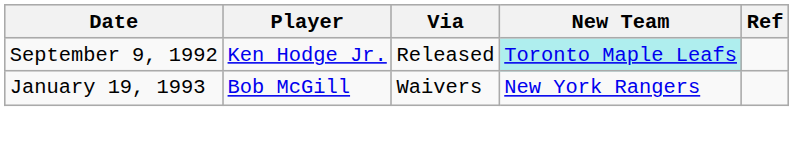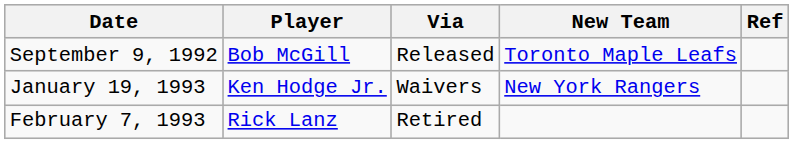(307, 55) Ken Hodge Jr. -> (289, 55) Bob McGill
(621, 55) paleturquoise background -> (621, 55) no background
(289, 88) Bob McGill -> (307, 88) Ken Hodge Jr.
+ row: (108, 121)
